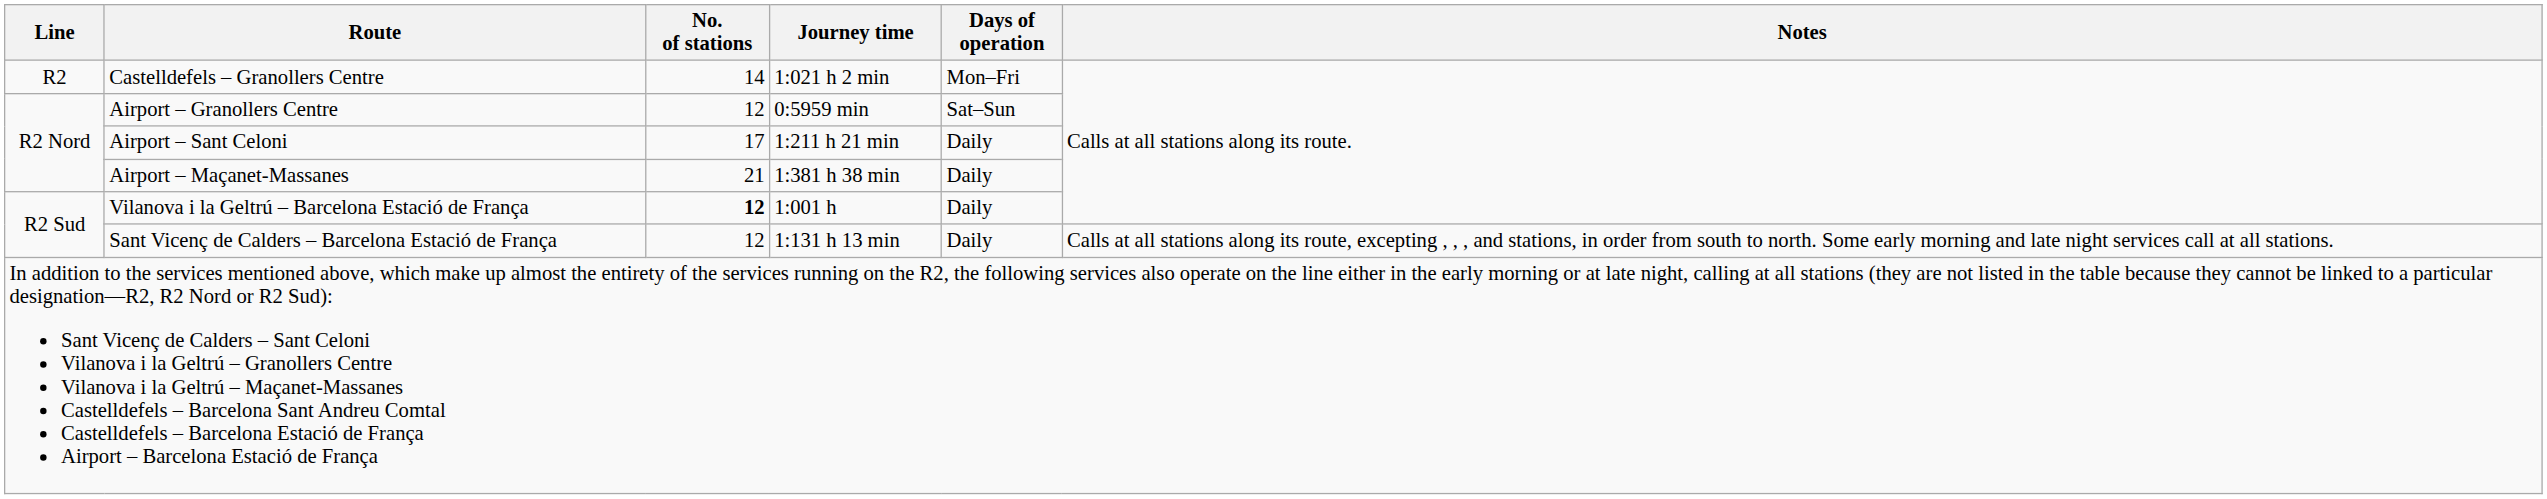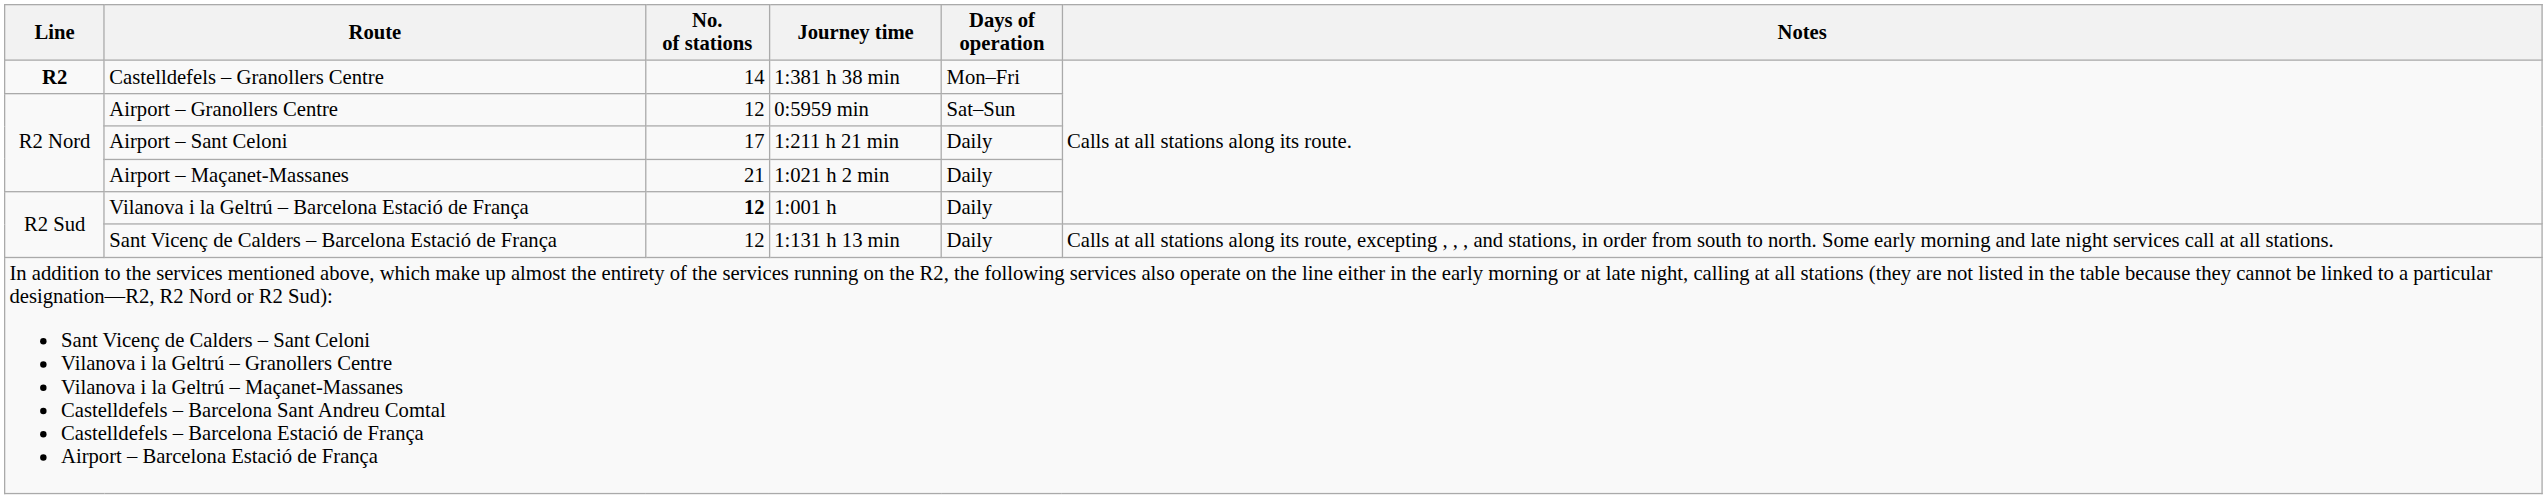(55, 76) normal -> (55, 76) bold
(832, 76) 1:021 h 2 min -> (837, 76) 1:381 h 38 min
(837, 175) 1:381 h 38 min -> (832, 175) 1:021 h 2 min
